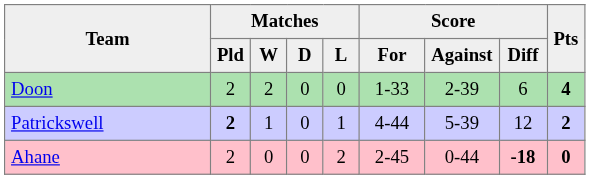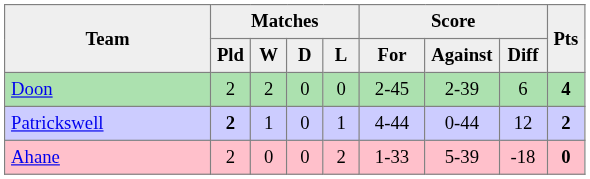(392, 89) 1-33 -> (392, 89) 2-45
(462, 123) 5-39 -> (462, 123) 0-44
(392, 157) 2-45 -> (392, 157) 1-33
(462, 157) 0-44 -> (462, 157) 5-39
(523, 157) bold -> (523, 157) normal
